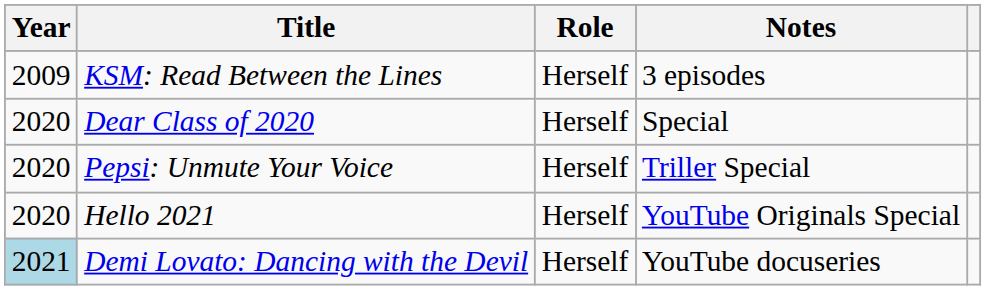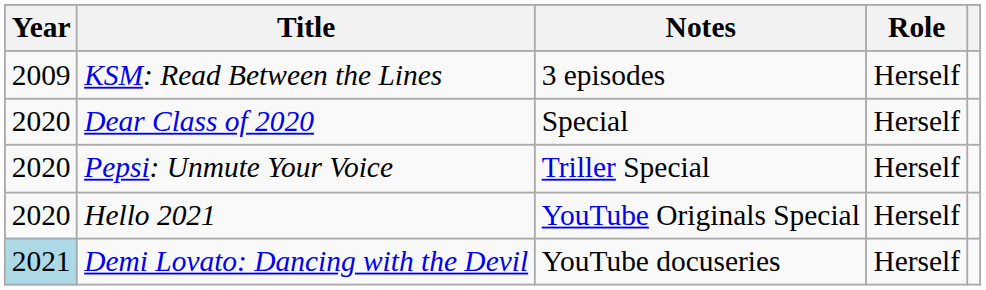columns swapped: (585, 27) <-> (801, 27)
